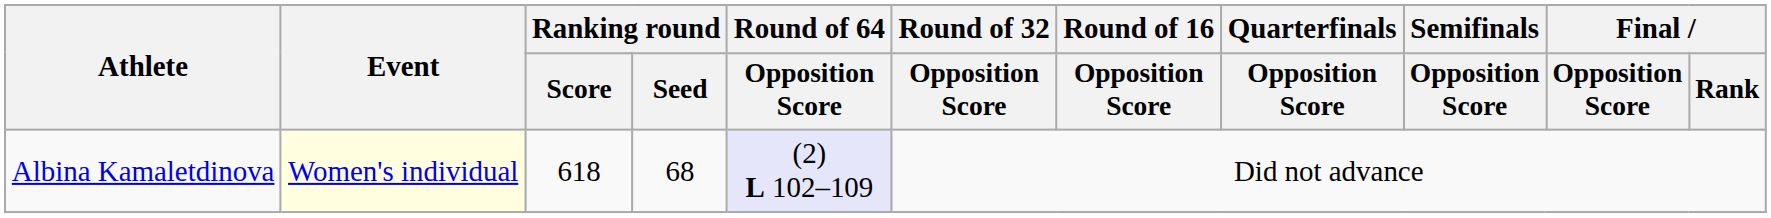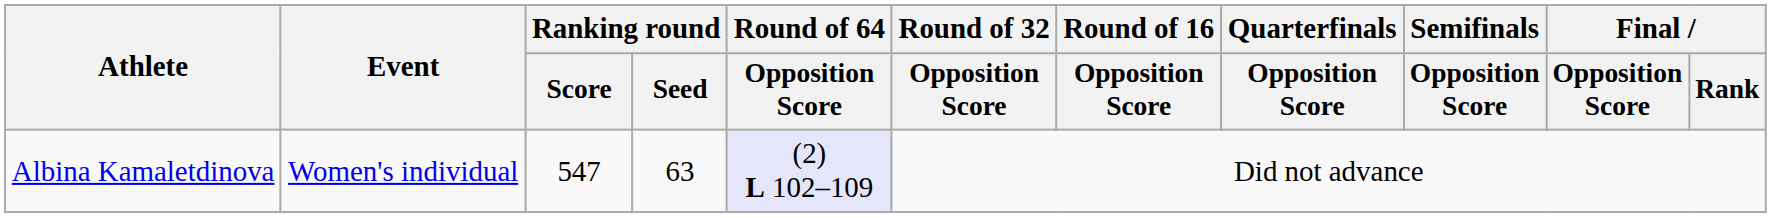(403, 170) lightyellow background -> (403, 170) no background
(579, 170) 618 -> (579, 170) 547
(680, 170) 68 -> (680, 170) 63
